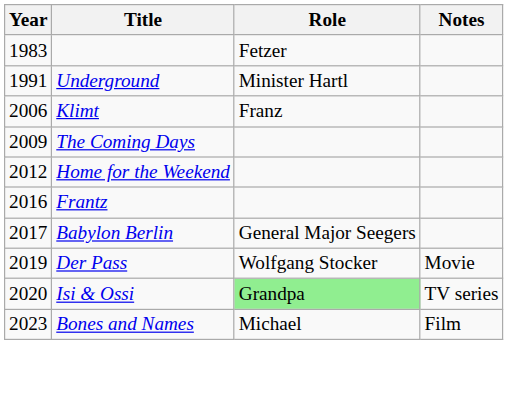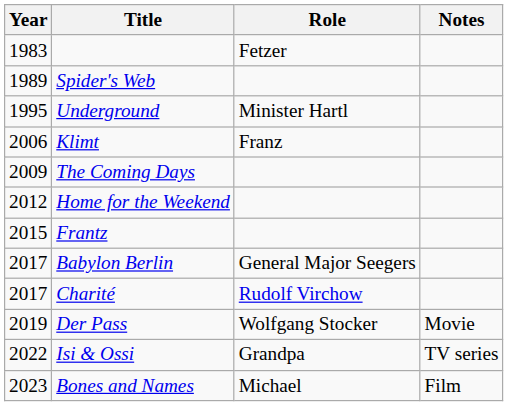+ row: (106, 80)
(28, 80) 1991 -> (28, 111) 1995
(28, 202) 2016 -> (28, 232) 2015
+ row: (86, 293)
(28, 293) 2020 -> (28, 354) 2022
(272, 293) lightgreen background -> (272, 354) no background
